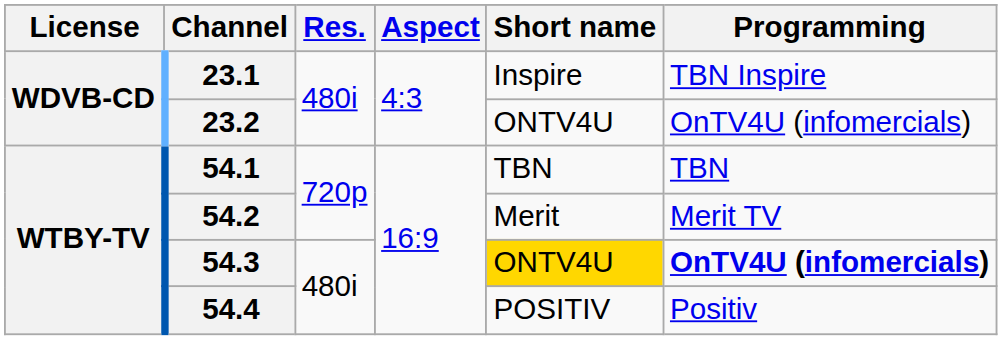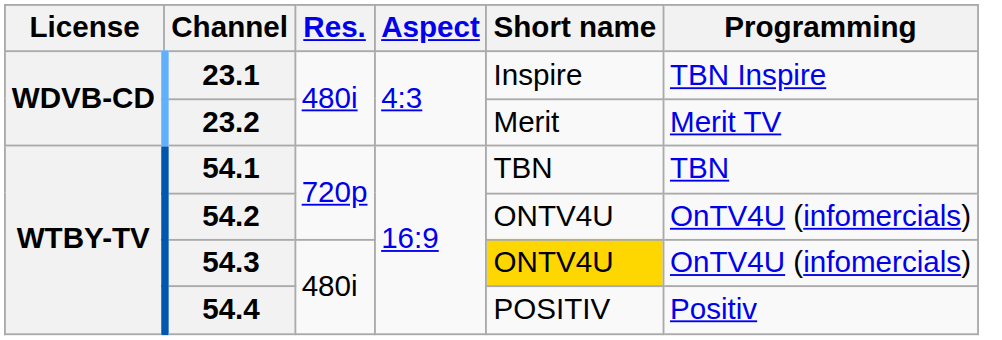(554, 121) ONTV4U -> (526, 121) Merit
(820, 121) OnTV4U (infomercials) -> (726, 121) Merit TV
(526, 215) Merit -> (554, 215) ONTV4U
(726, 215) Merit TV -> (820, 215) OnTV4U (infomercials)
(830, 262) bold -> (820, 262) normal
